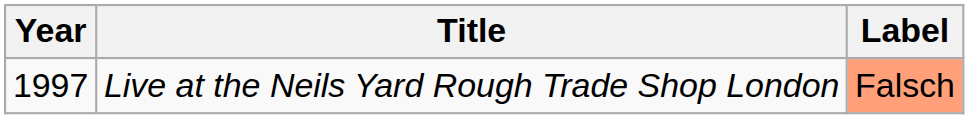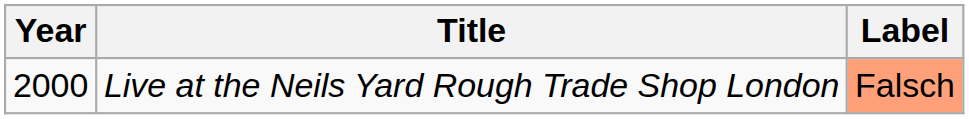(51, 85) 1997 -> (51, 85) 2000
